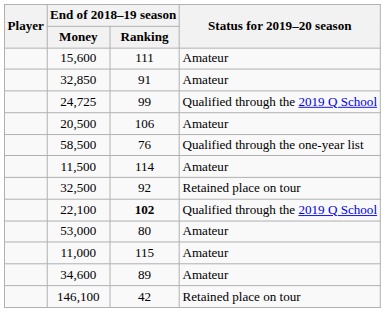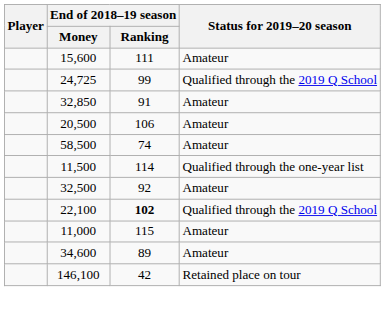rows swapped: (78, 80) <-> (78, 102)
(145, 145) 76 -> (145, 145) 74
(273, 145) Qualified through the one-year list -> (205, 145) Amateur
(205, 166) Amateur -> (273, 166) Qualified through the one-year list
(242, 188) Retained place on tour -> (205, 188) Amateur
- row: (78, 231)
